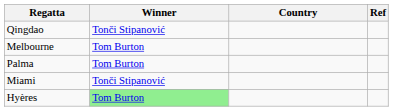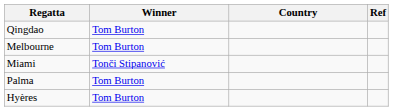(129, 30) Tonči Stipanović -> (118, 30) Tom Burton
rows swapped: (21, 81) <-> (20, 64)
(118, 98) lightgreen background -> (118, 98) no background
